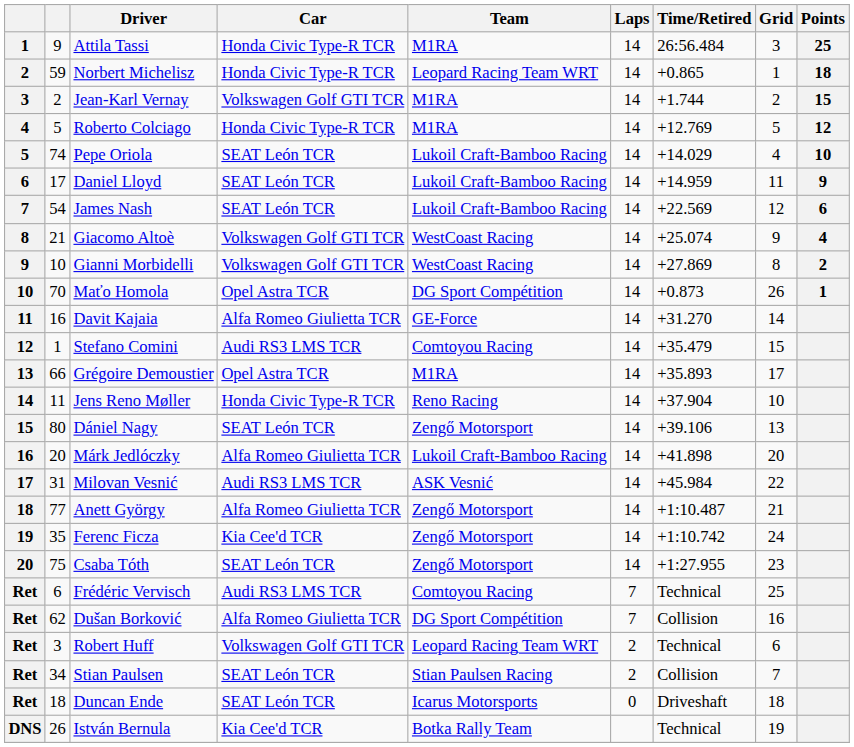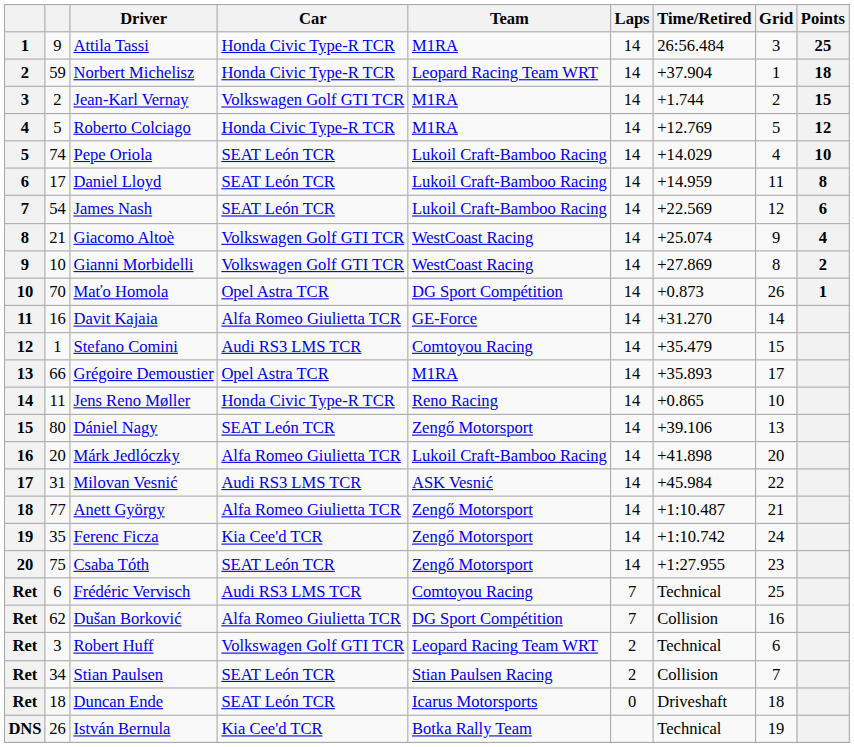(681, 72) +0.865 -> (685, 72) +37.904
(823, 182) 9 -> (823, 182) 8
(685, 400) +37.904 -> (681, 400) +0.865
